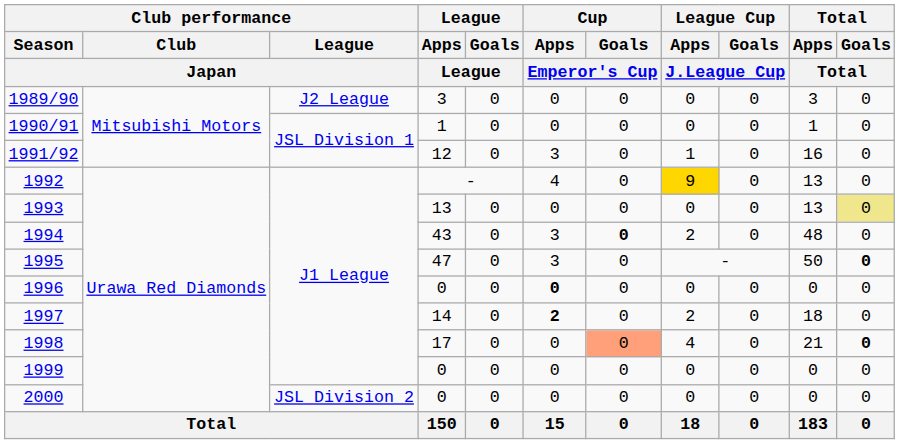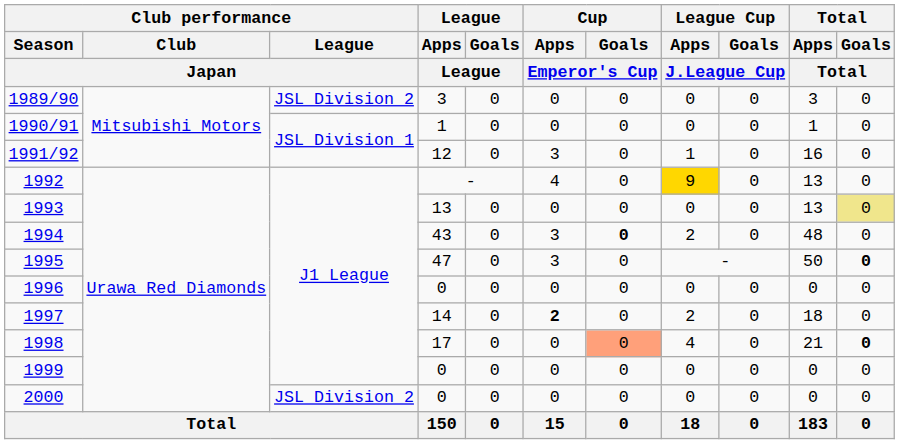(344, 100) J2 League -> (344, 100) JSL Division 2
(555, 289) bold -> (555, 289) normal
